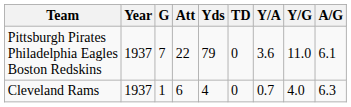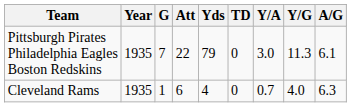(138, 53) 1937 -> (138, 53) 1935
(266, 53) 3.6 -> (266, 53) 3.0
(299, 53) 11.0 -> (299, 53) 11.3
(138, 91) 1937 -> (138, 91) 1935
